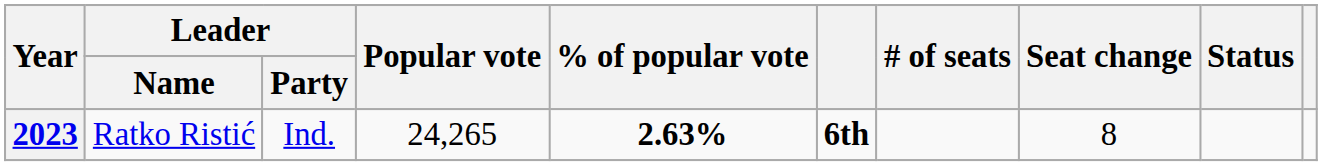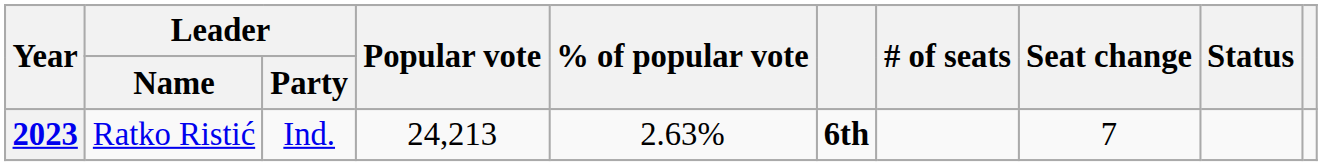(452, 133) 24,265 -> (452, 133) 24,213
(682, 133) bold -> (682, 133) normal
(1109, 133) 8 -> (1109, 133) 7
